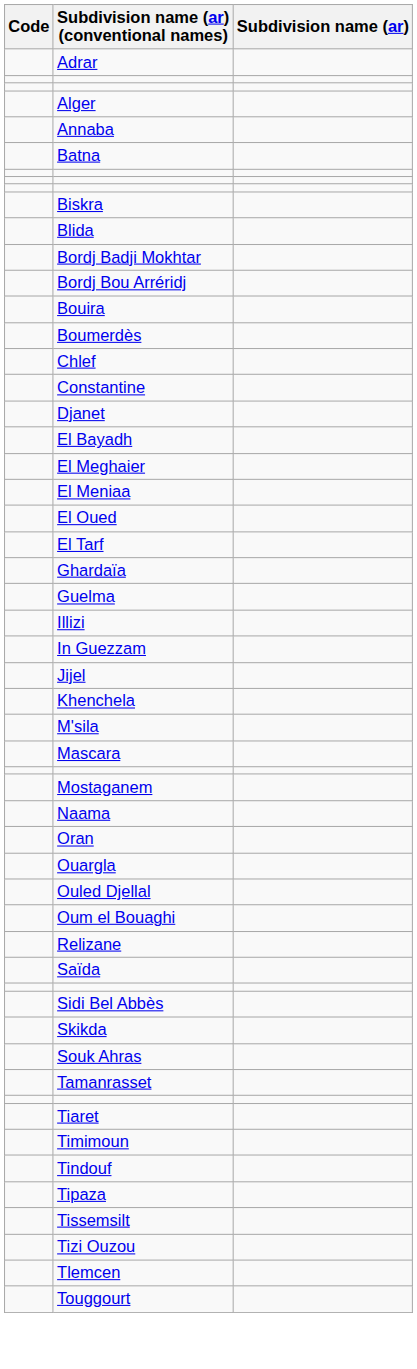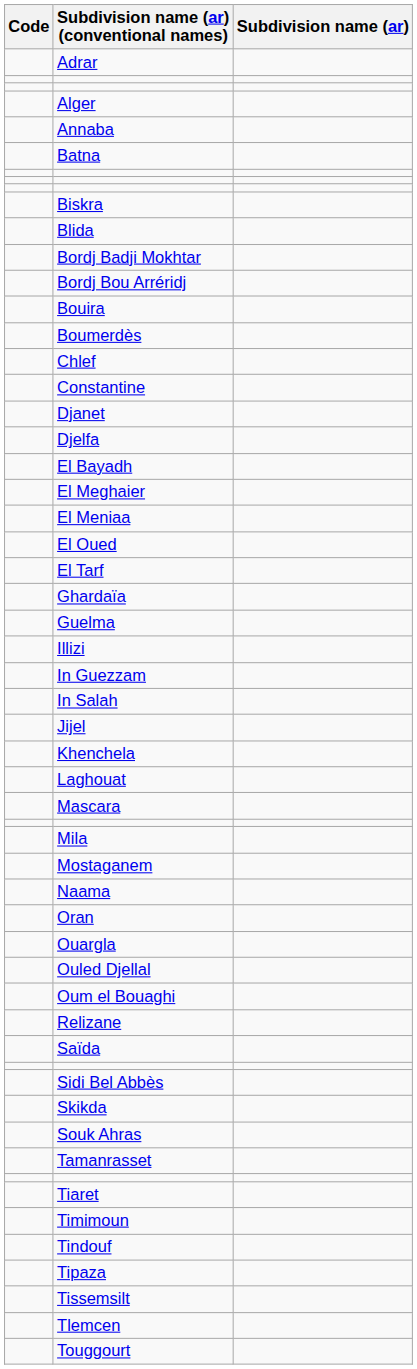+ row: (29, 440)
+ row: (29, 701)
+ row: (29, 780)
- row: (29, 728)
+ row: (29, 840)
- row: (29, 1247)
